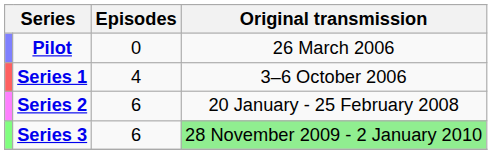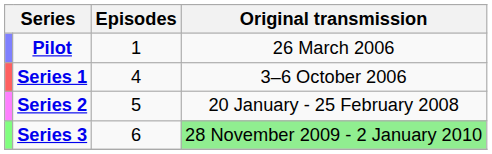(136, 47) 0 -> (136, 47) 1
(136, 105) 6 -> (136, 105) 5
